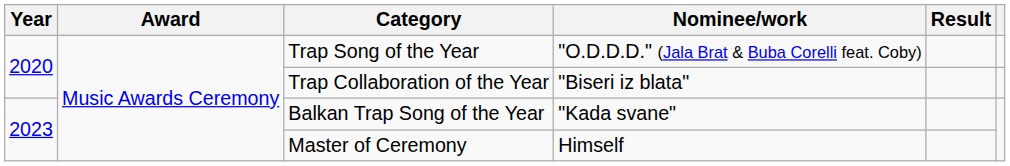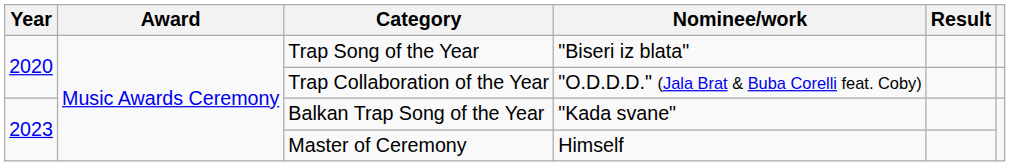(740, 51) "O.D.D.D." (Jala Brat & Buba Corelli feat. Coby) -> (624, 51) "Biseri iz blata"
(624, 82) "Biseri iz blata" -> (740, 82) "O.D.D.D." (Jala Brat & Buba Corelli feat. Coby)
